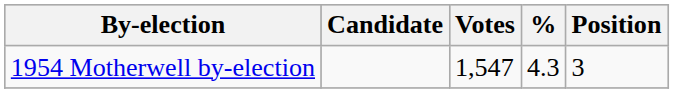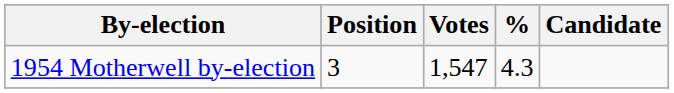columns swapped: (385, 25) <-> (616, 25)
